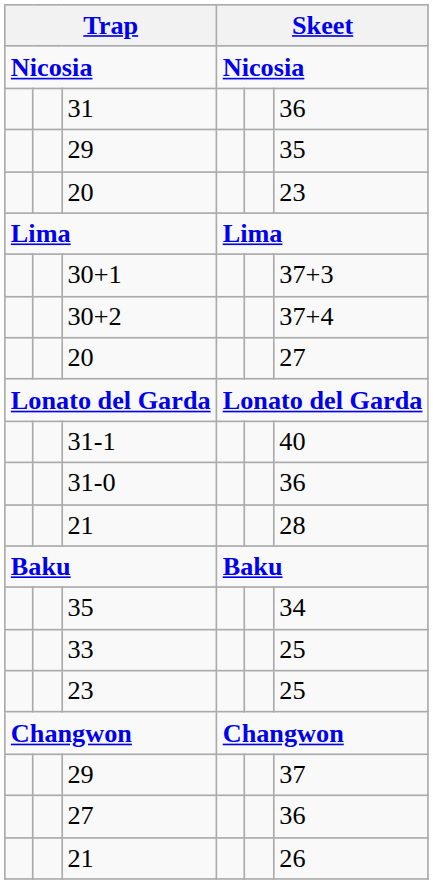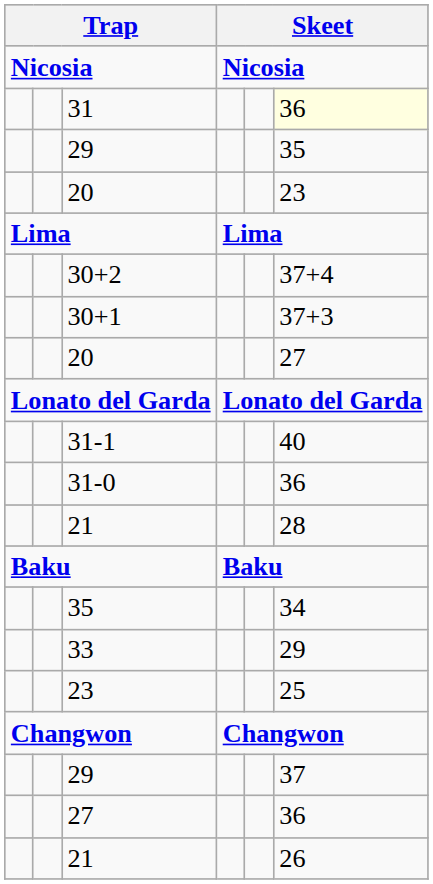(292, 108) no background -> (292, 108) lightyellow background
rows swapped: (19, 317) <-> (19, 275)
(292, 649) 25 -> (292, 649) 29
